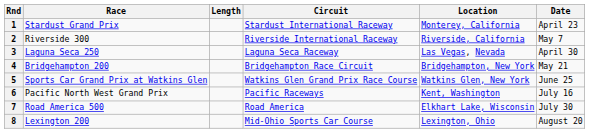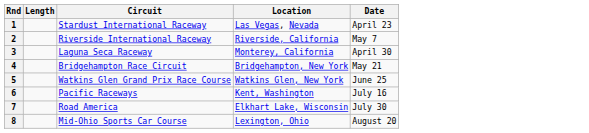- column: (116, 11)
(470, 25) Monterey, California -> (277, 25) Las Vegas, Nevada
(463, 52) Las Vegas, Nevada -> (284, 52) Monterey, California
